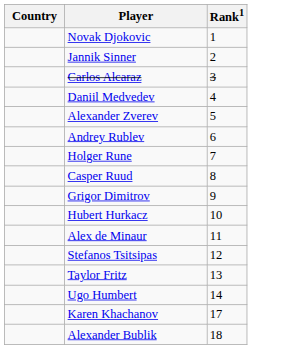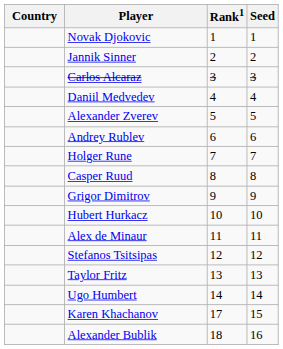+ column: (262, 16)
